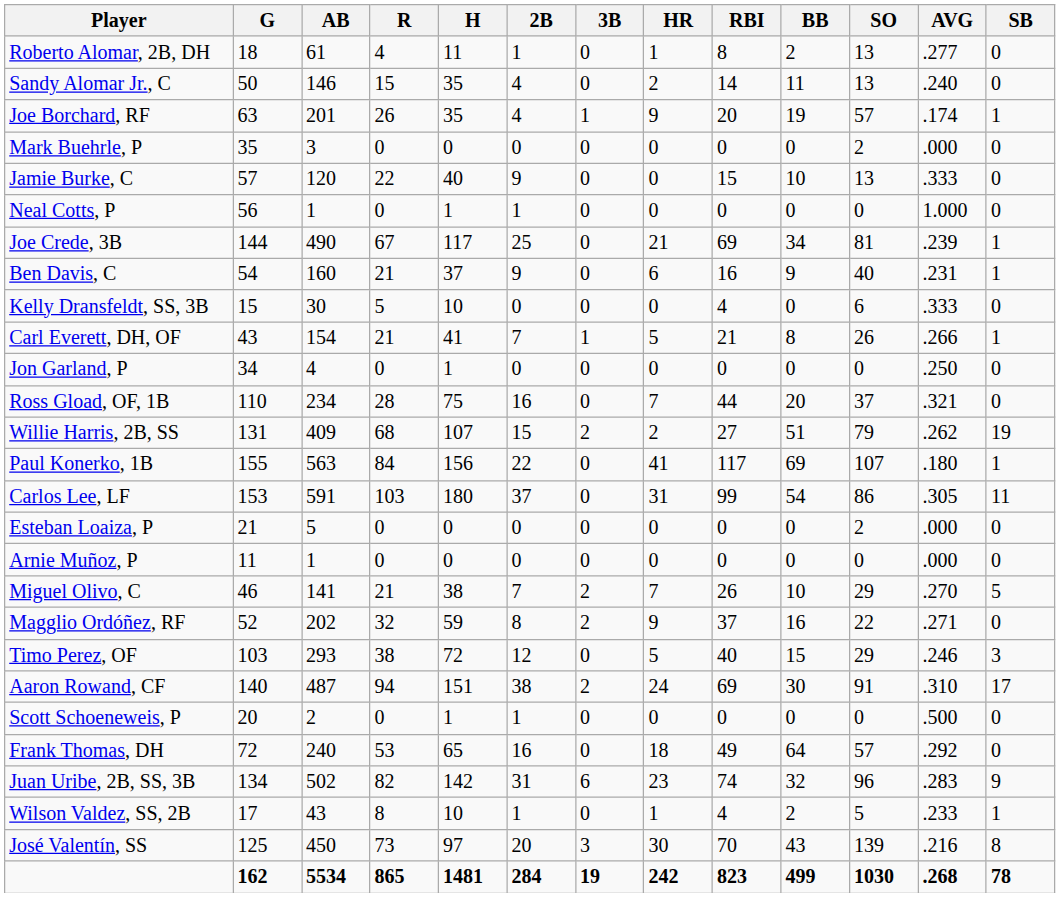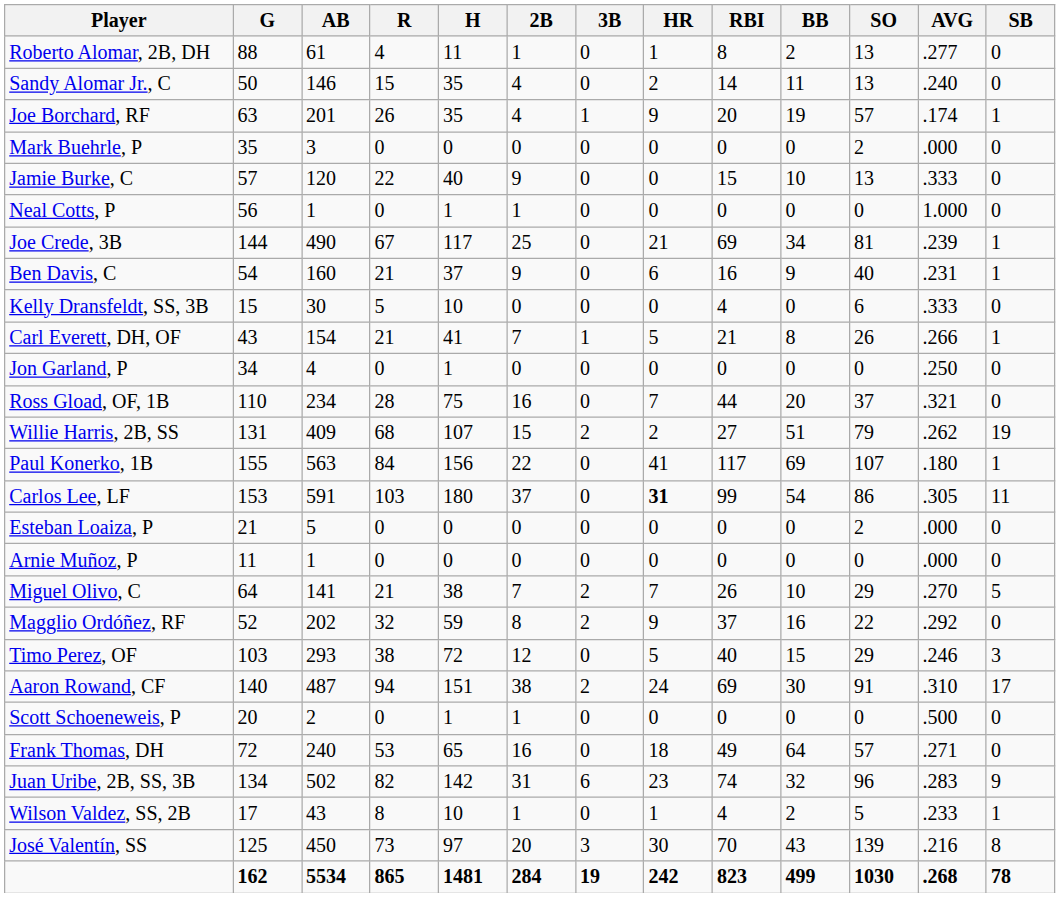(248, 52) 18 -> (248, 52) 88
(659, 496) normal -> (659, 496) bold
(248, 591) 46 -> (248, 591) 64
(940, 623) .271 -> (940, 623) .292
(940, 749) .292 -> (940, 749) .271
